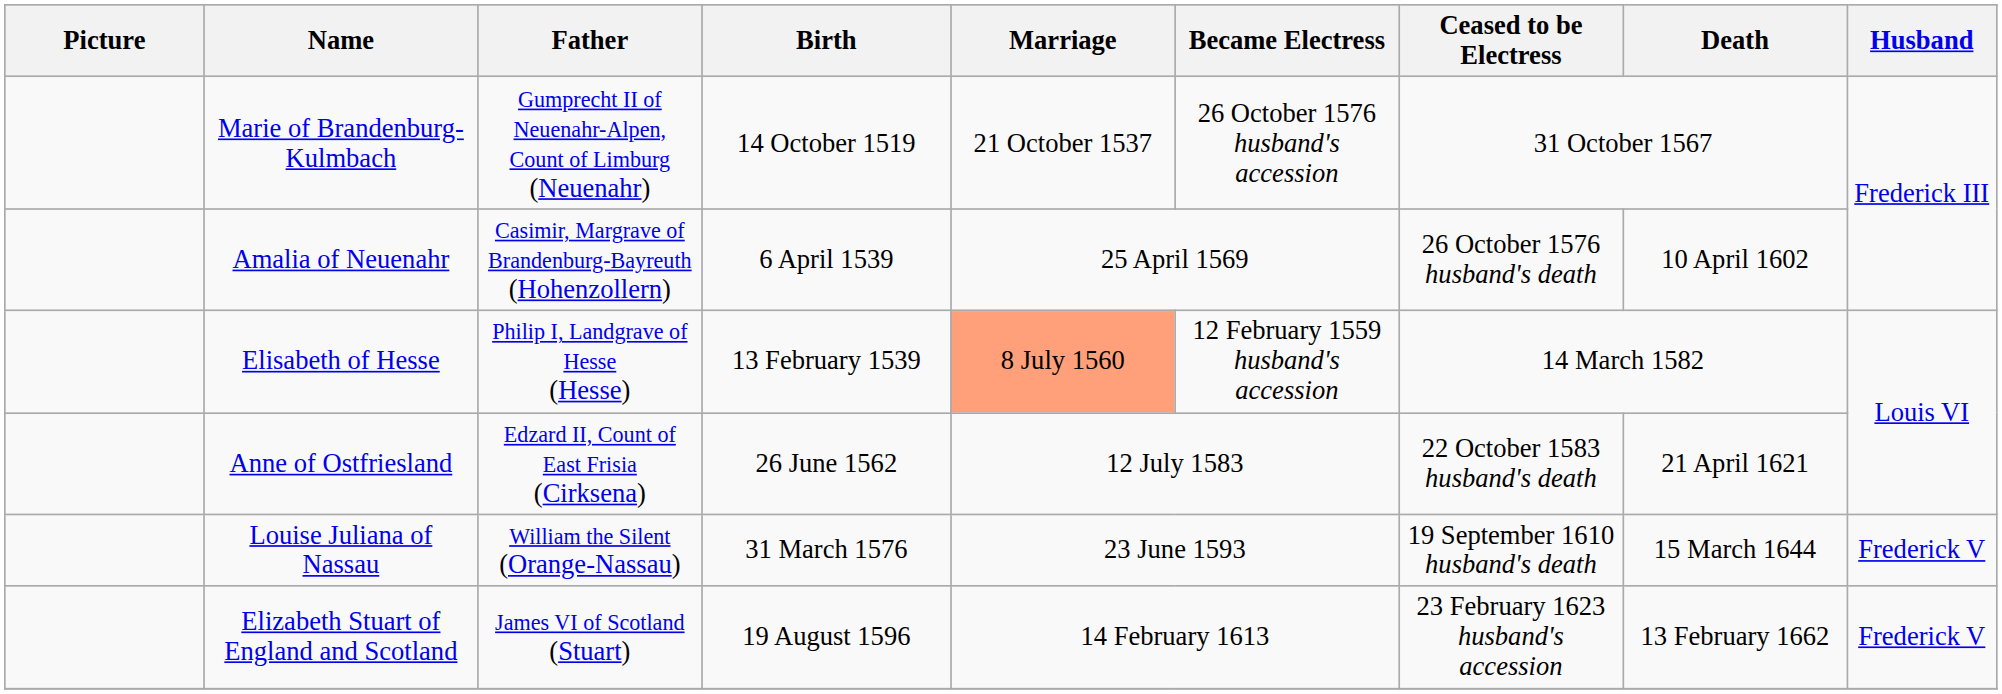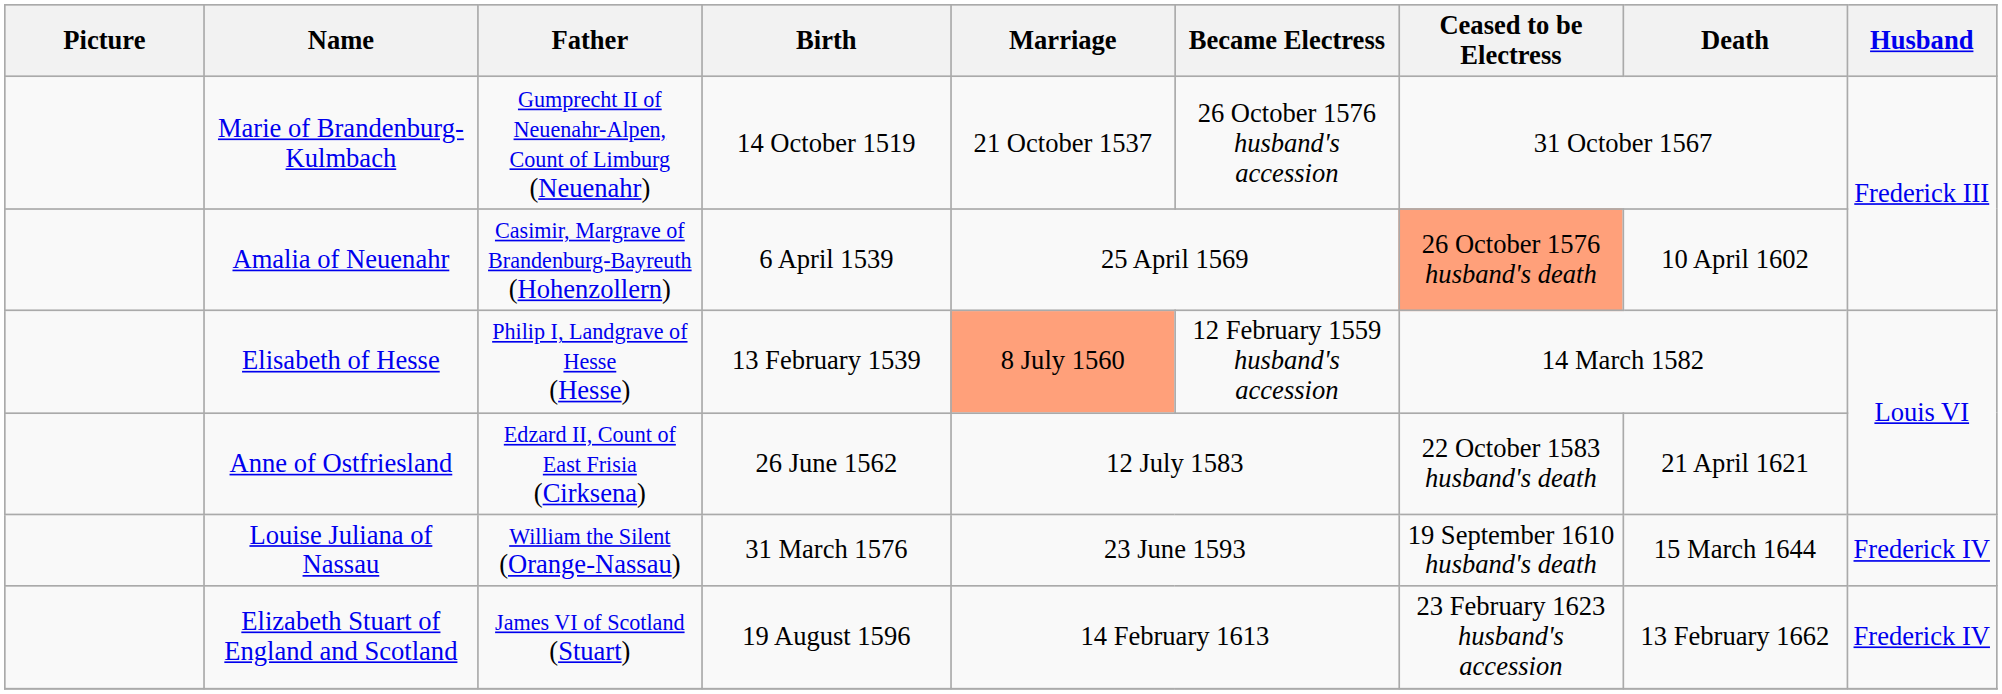(1511, 259) no background -> (1511, 259) lightsalmon background
(1922, 549) Frederick V -> (1922, 549) Frederick IV
(1922, 636) Frederick V -> (1922, 636) Frederick IV
